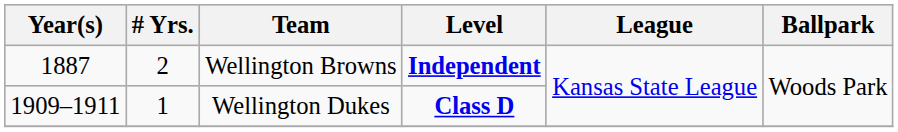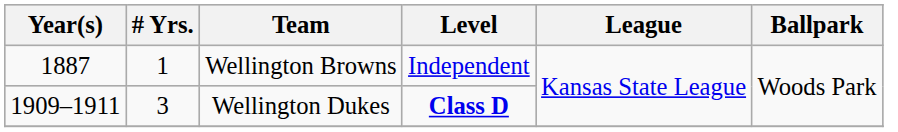(163, 65) 2 -> (163, 65) 1
(474, 65) bold -> (469, 65) normal
(163, 106) 1 -> (163, 106) 3
